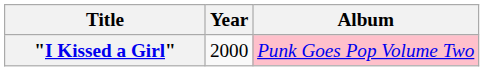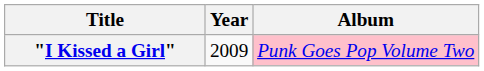(229, 50) 2000 -> (229, 50) 2009
